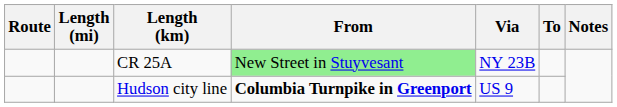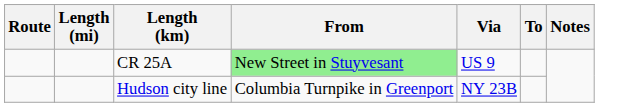(507, 62) NY 23B -> (478, 62) US 9
(353, 89) bold -> (344, 89) normal
(496, 89) US 9 -> (489, 89) NY 23B
